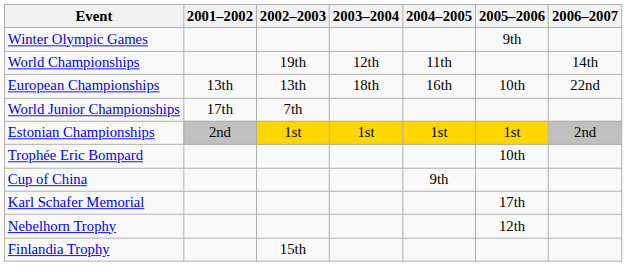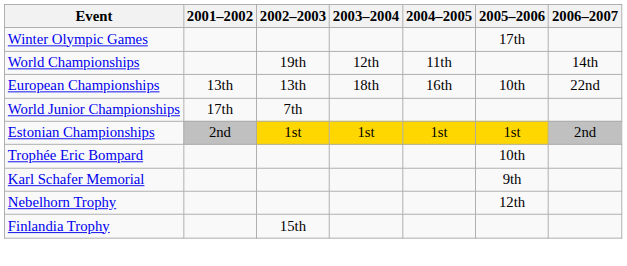(512, 39) 9th -> (512, 39) 17th
- row: (48, 179)
(512, 202) 17th -> (512, 179) 9th
